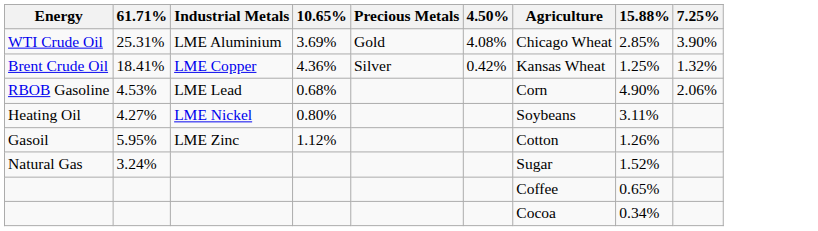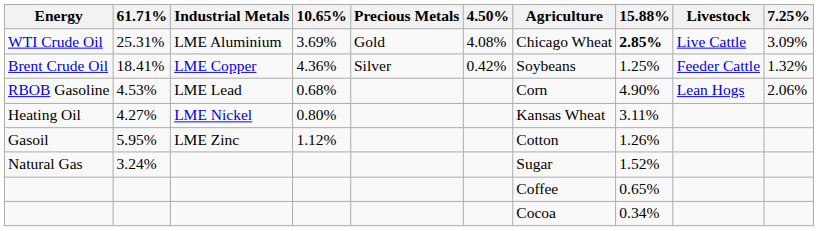+ column: (718, 16)
(639, 41) normal -> (641, 41) bold
(697, 41) 3.90% -> (787, 41) 3.09%
(561, 66) Kansas Wheat -> (546, 66) Soybeans
(546, 115) Soybeans -> (561, 115) Kansas Wheat
